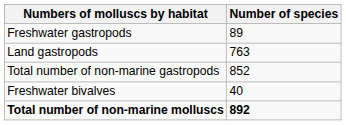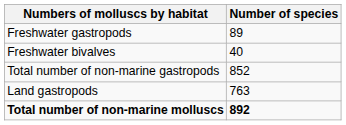rows swapped: (52, 52) <-> (61, 91)
